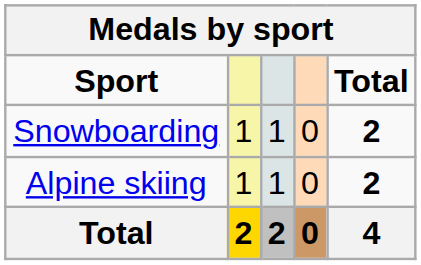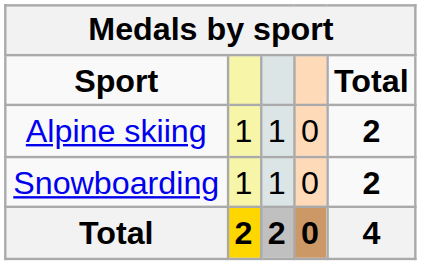rows swapped: (116, 182) <-> (116, 131)
